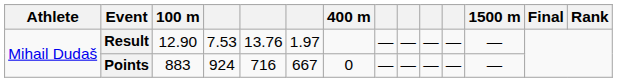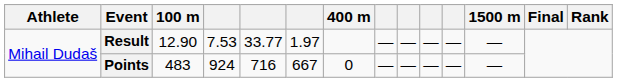(263, 41) 13.76 -> (263, 41) 33.77
(178, 66) 883 -> (178, 66) 483
